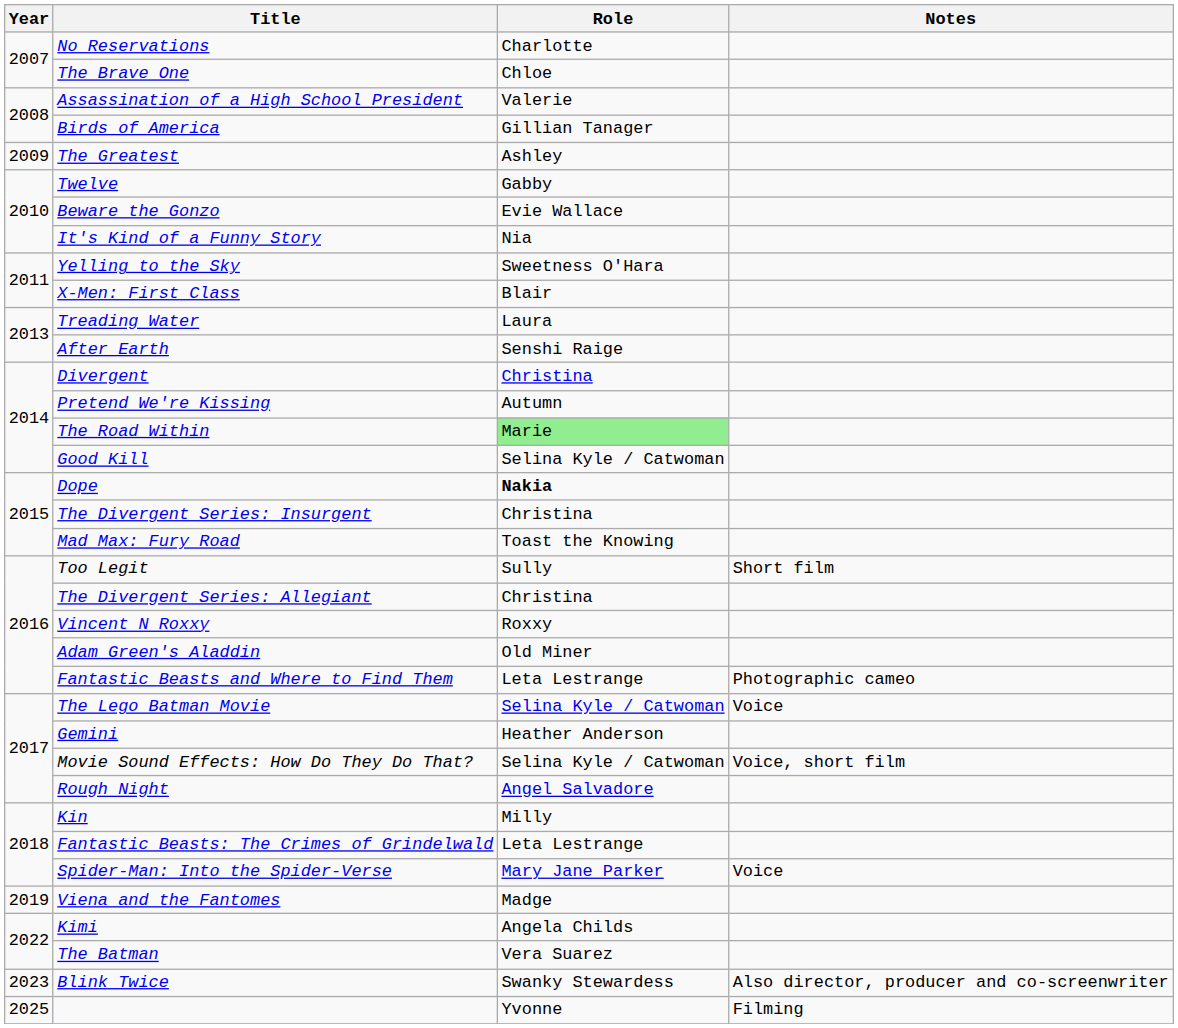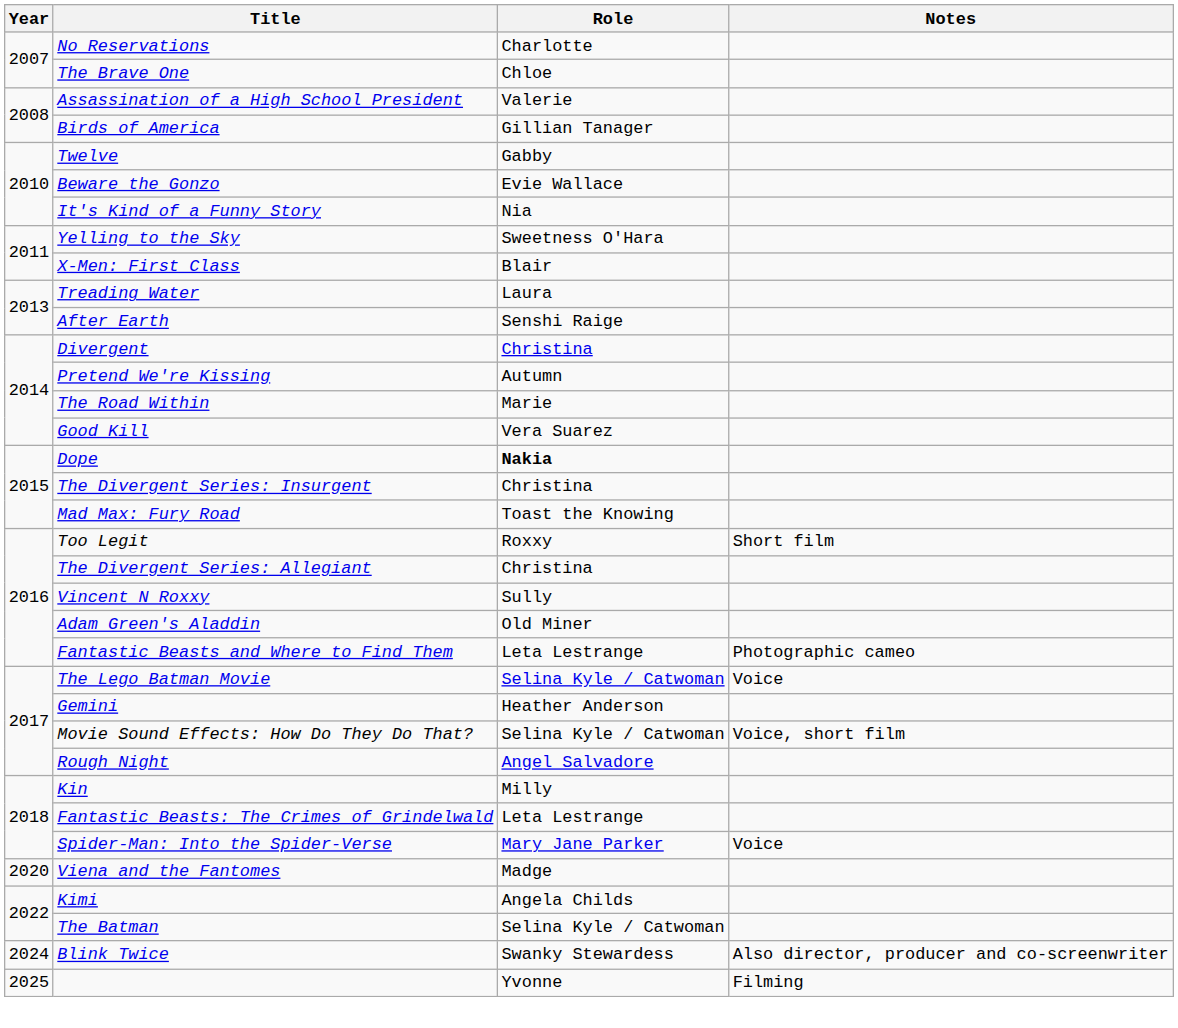- row: (118, 156)
(527, 432) lightgreen background -> (527, 404) no background
(613, 459) Selina Kyle / Catwoman -> (557, 432) Vera Suarez
(527, 569) Sully -> (527, 542) Roxxy
(527, 624) Roxxy -> (527, 597) Sully
(29, 900) 2019 -> (29, 872) 2020
(557, 955) Vera Suarez -> (613, 927) Selina Kyle / Catwoman
(29, 982) 2023 -> (29, 955) 2024
